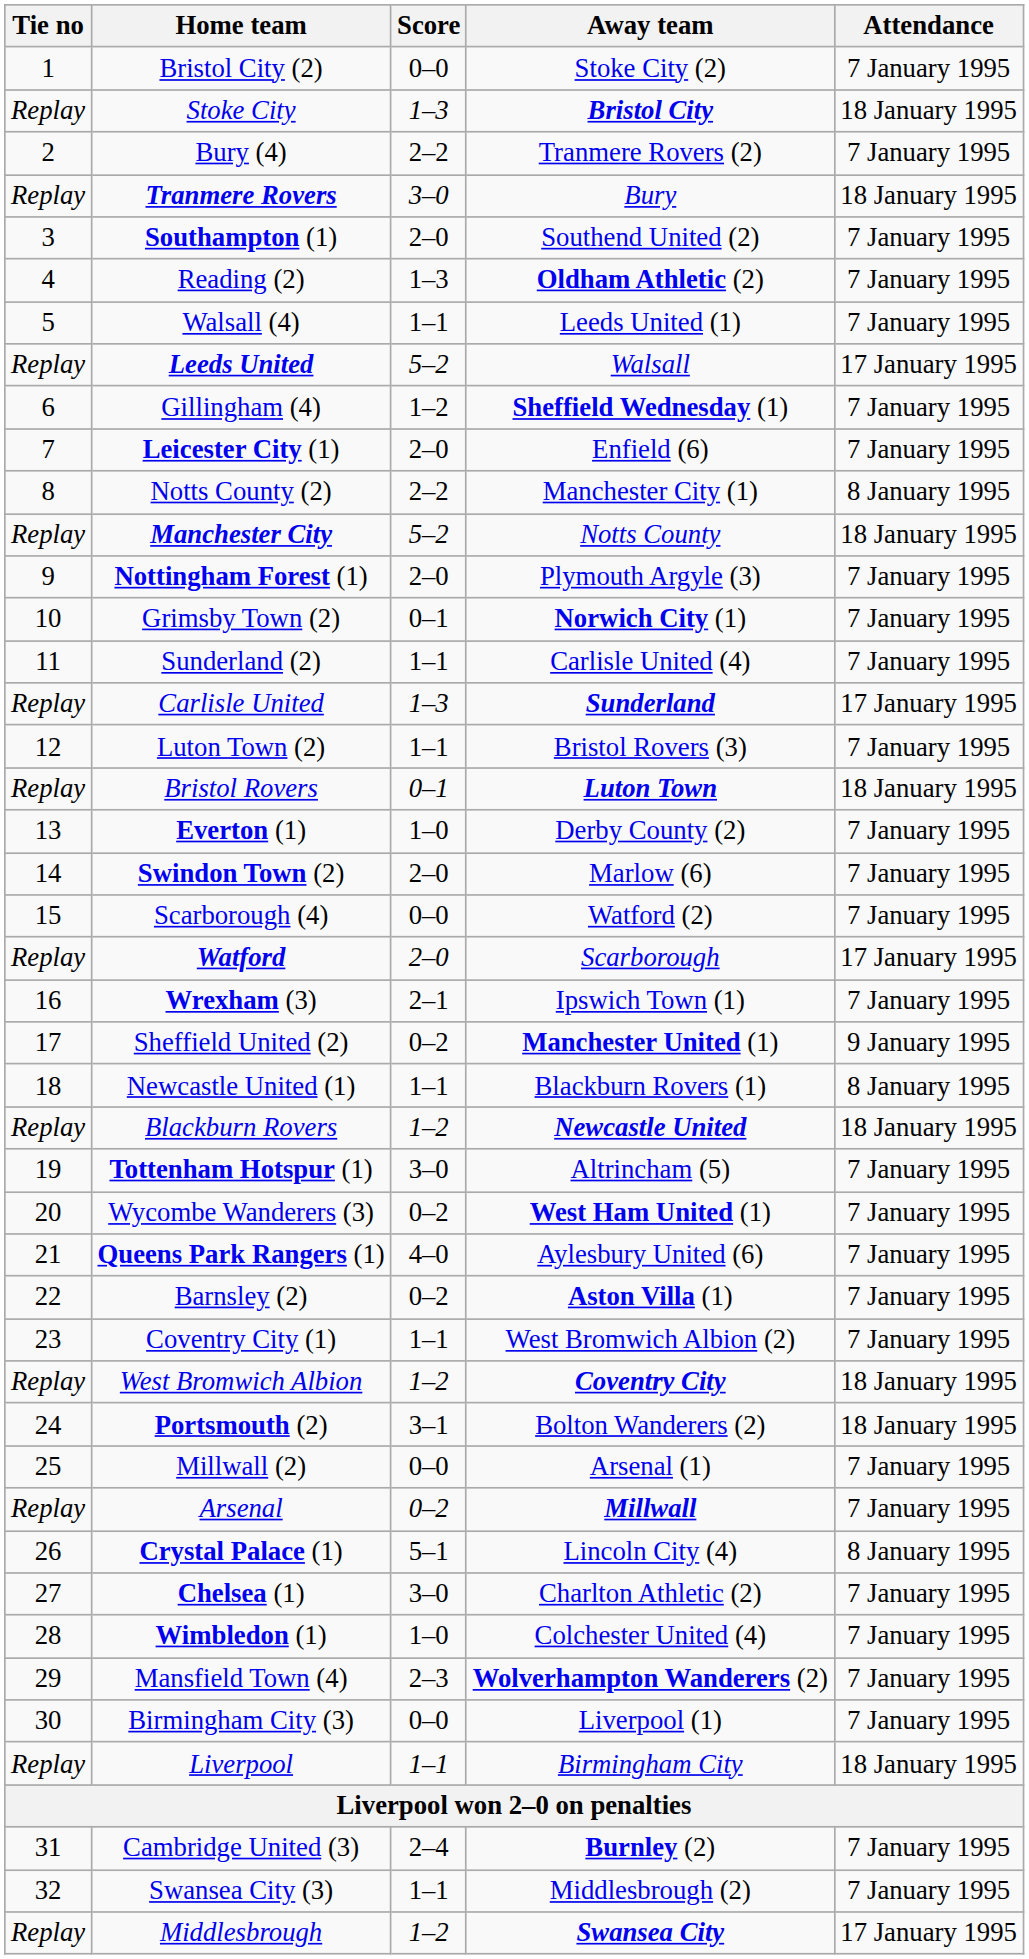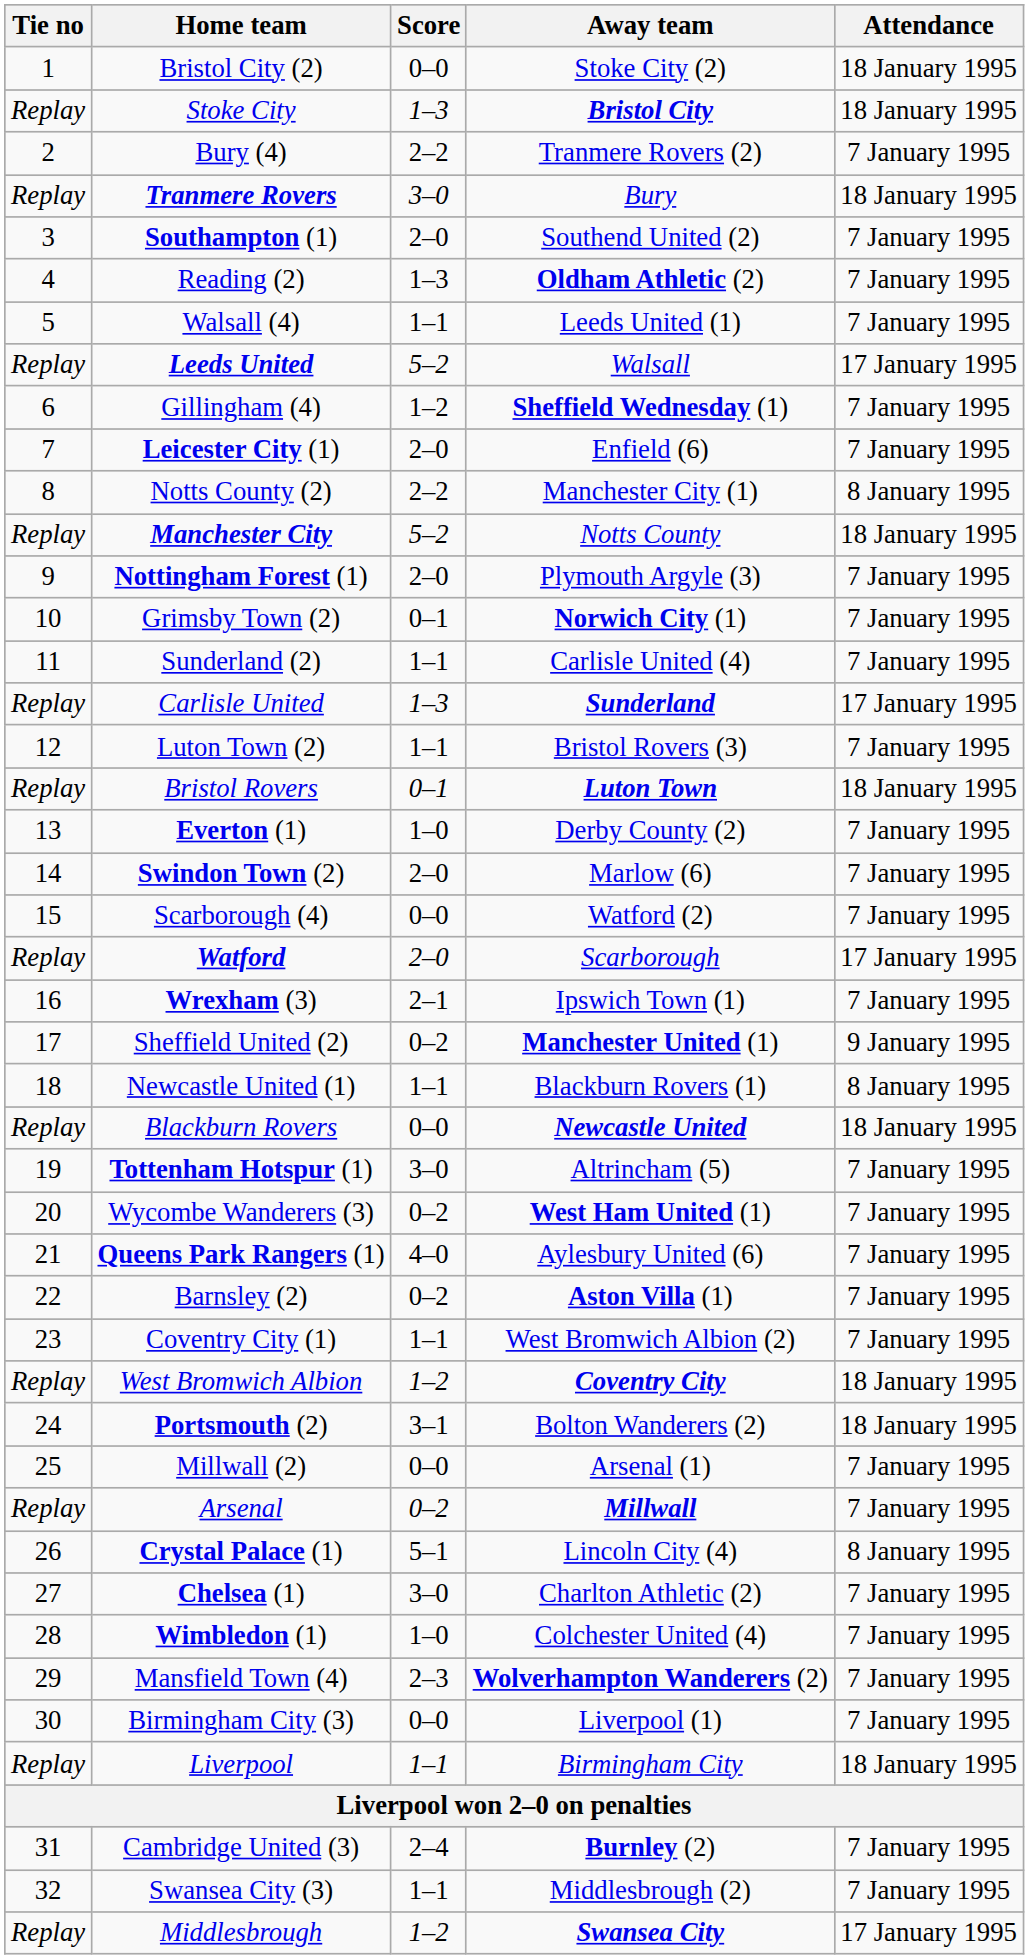(929, 68) 7 January 1995 -> (929, 68) 18 January 1995
(429, 1127) 1–2 -> (429, 1127) 0–0
